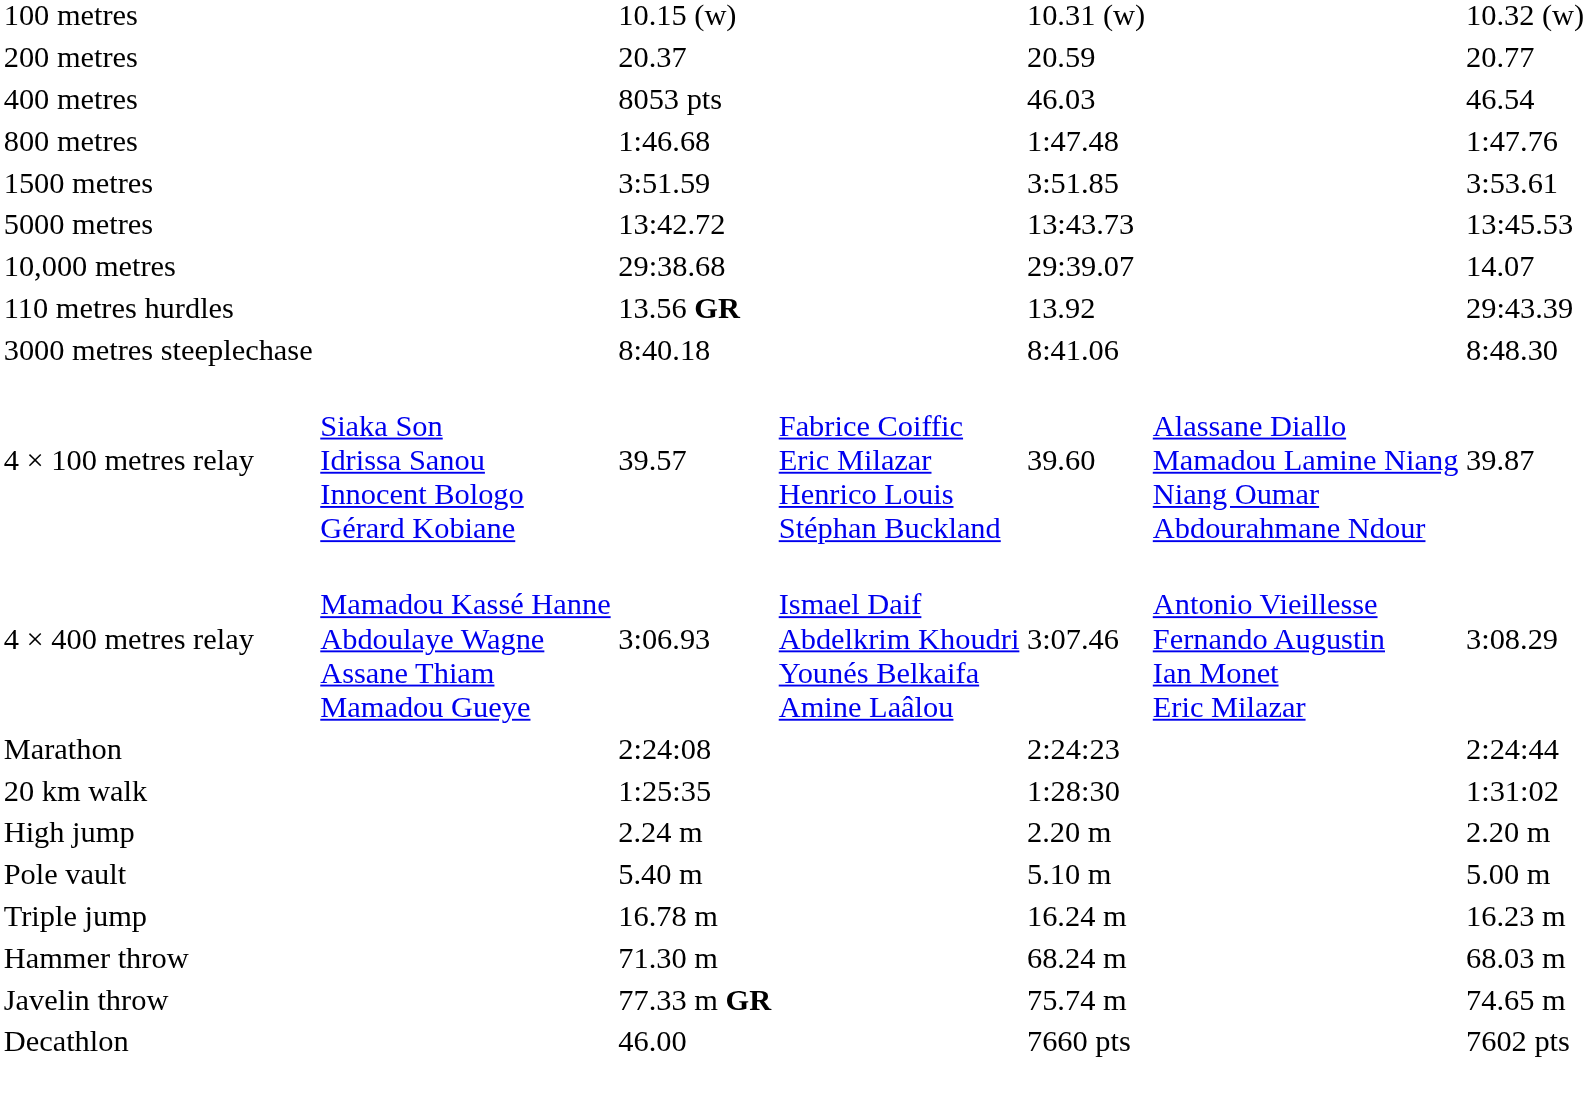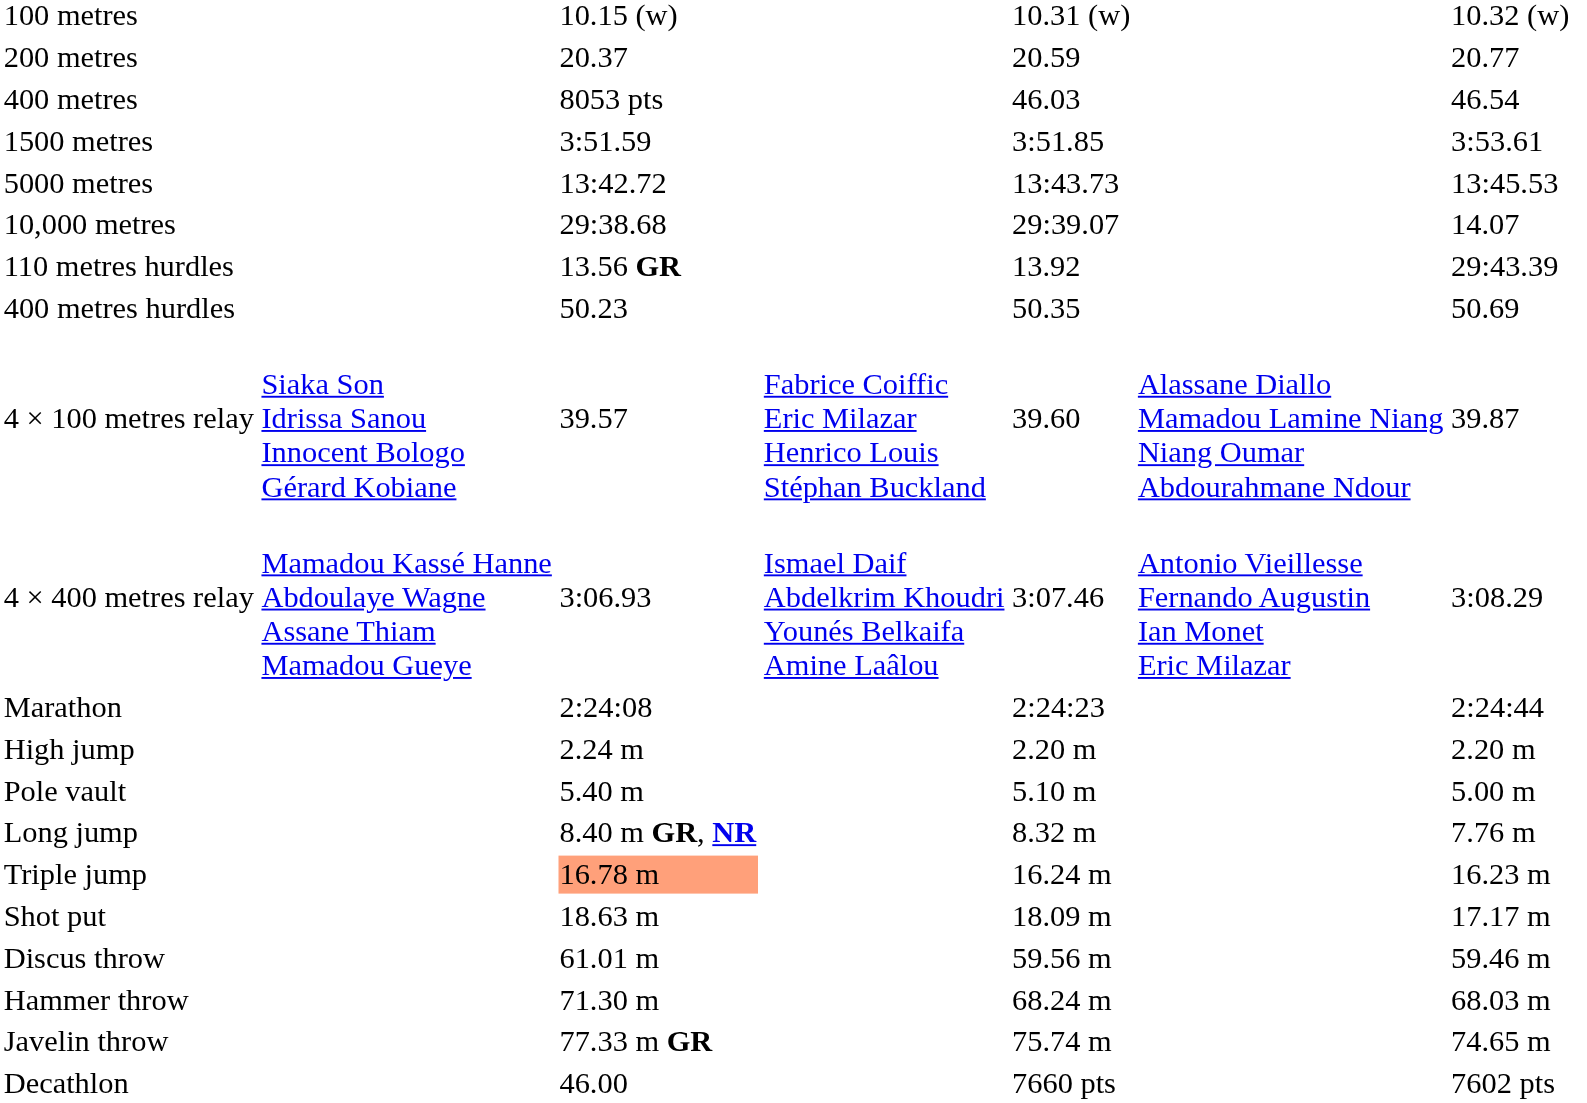- row: (71, 140)
+ row: (119, 307)
- row: (158, 349)
- row: (75, 790)
+ row: (71, 832)
(668, 915) no background -> (609, 874) lightsalmon background
+ row: (55, 915)
+ row: (84, 957)
